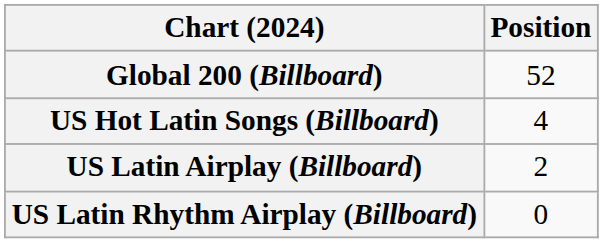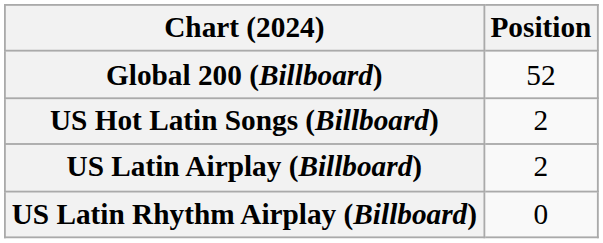(541, 120) 4 -> (541, 120) 2
